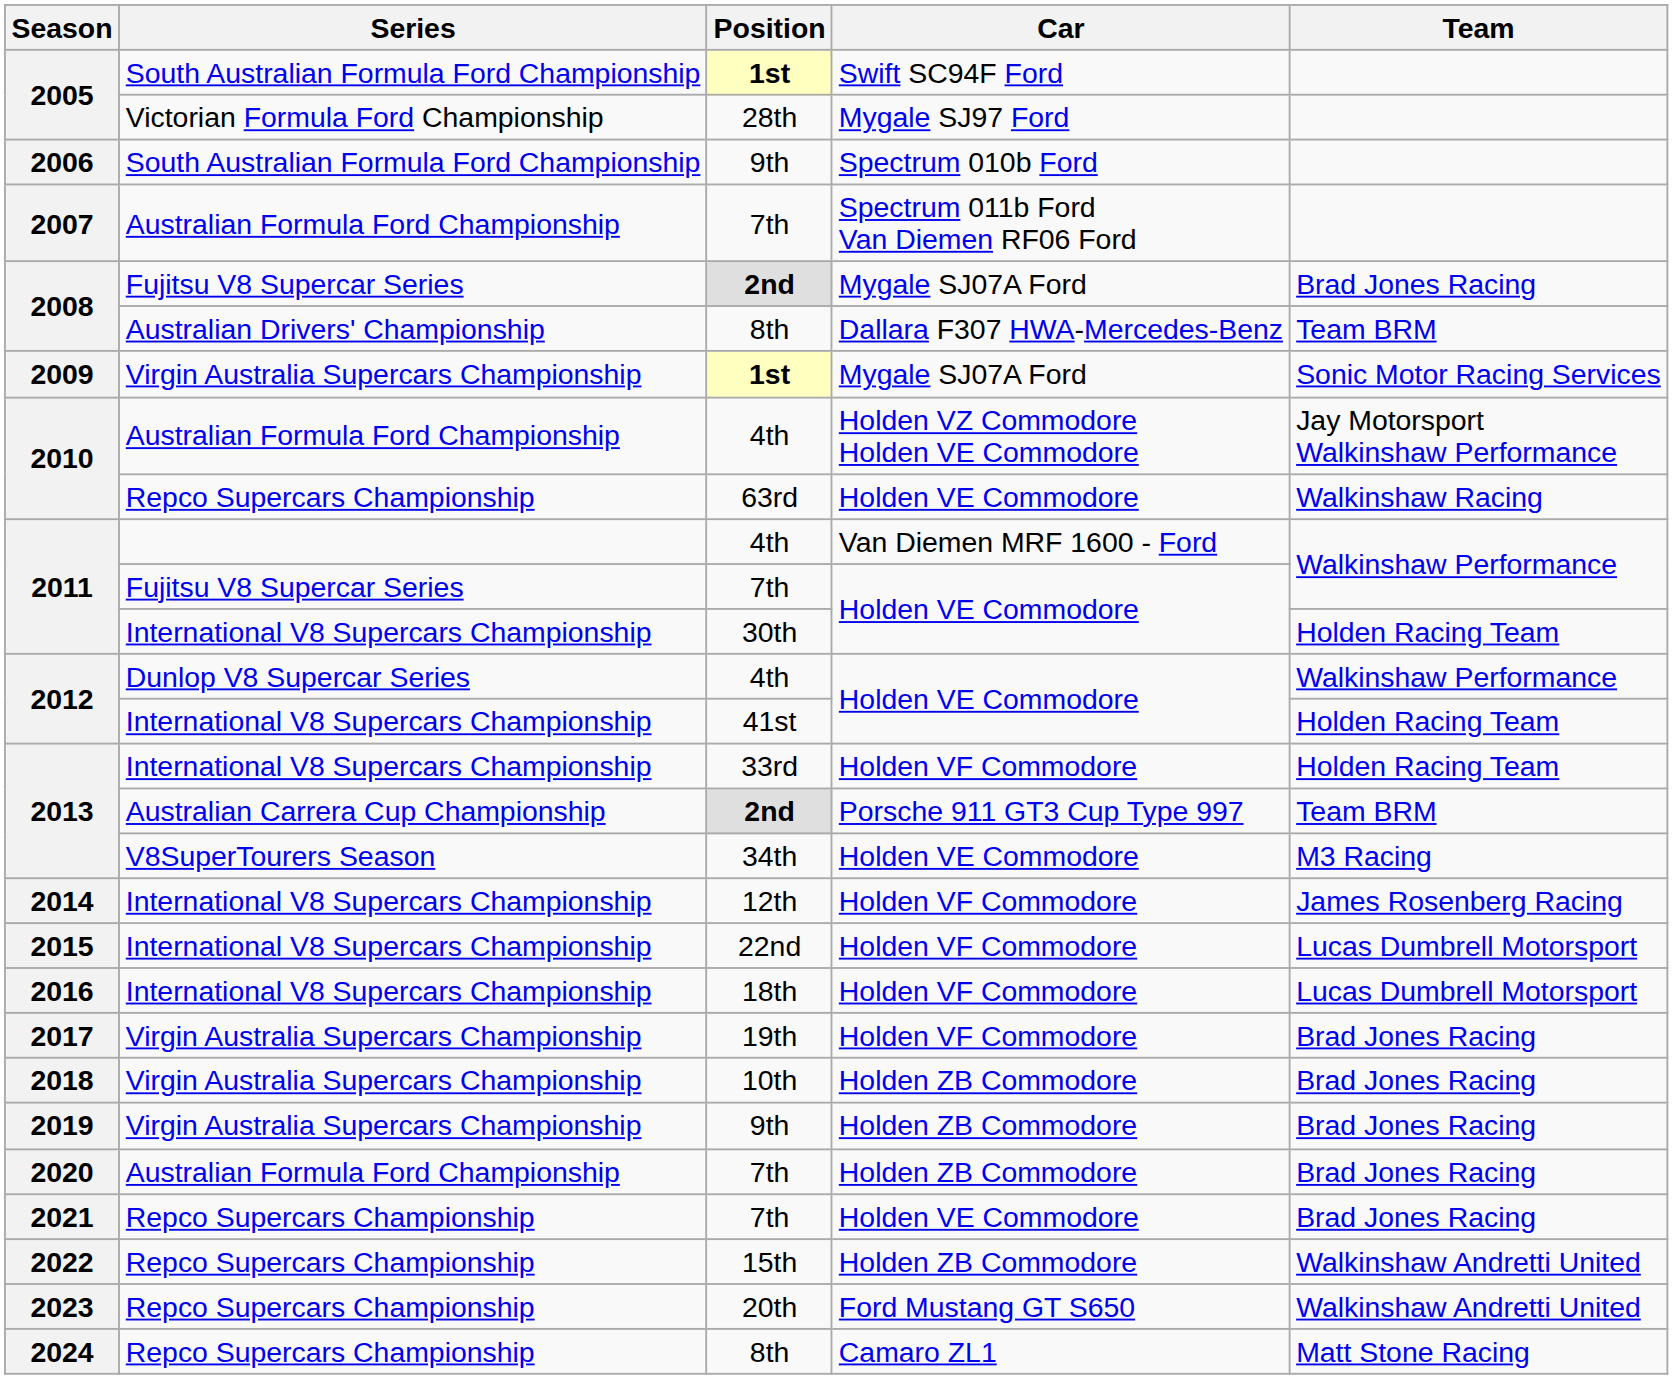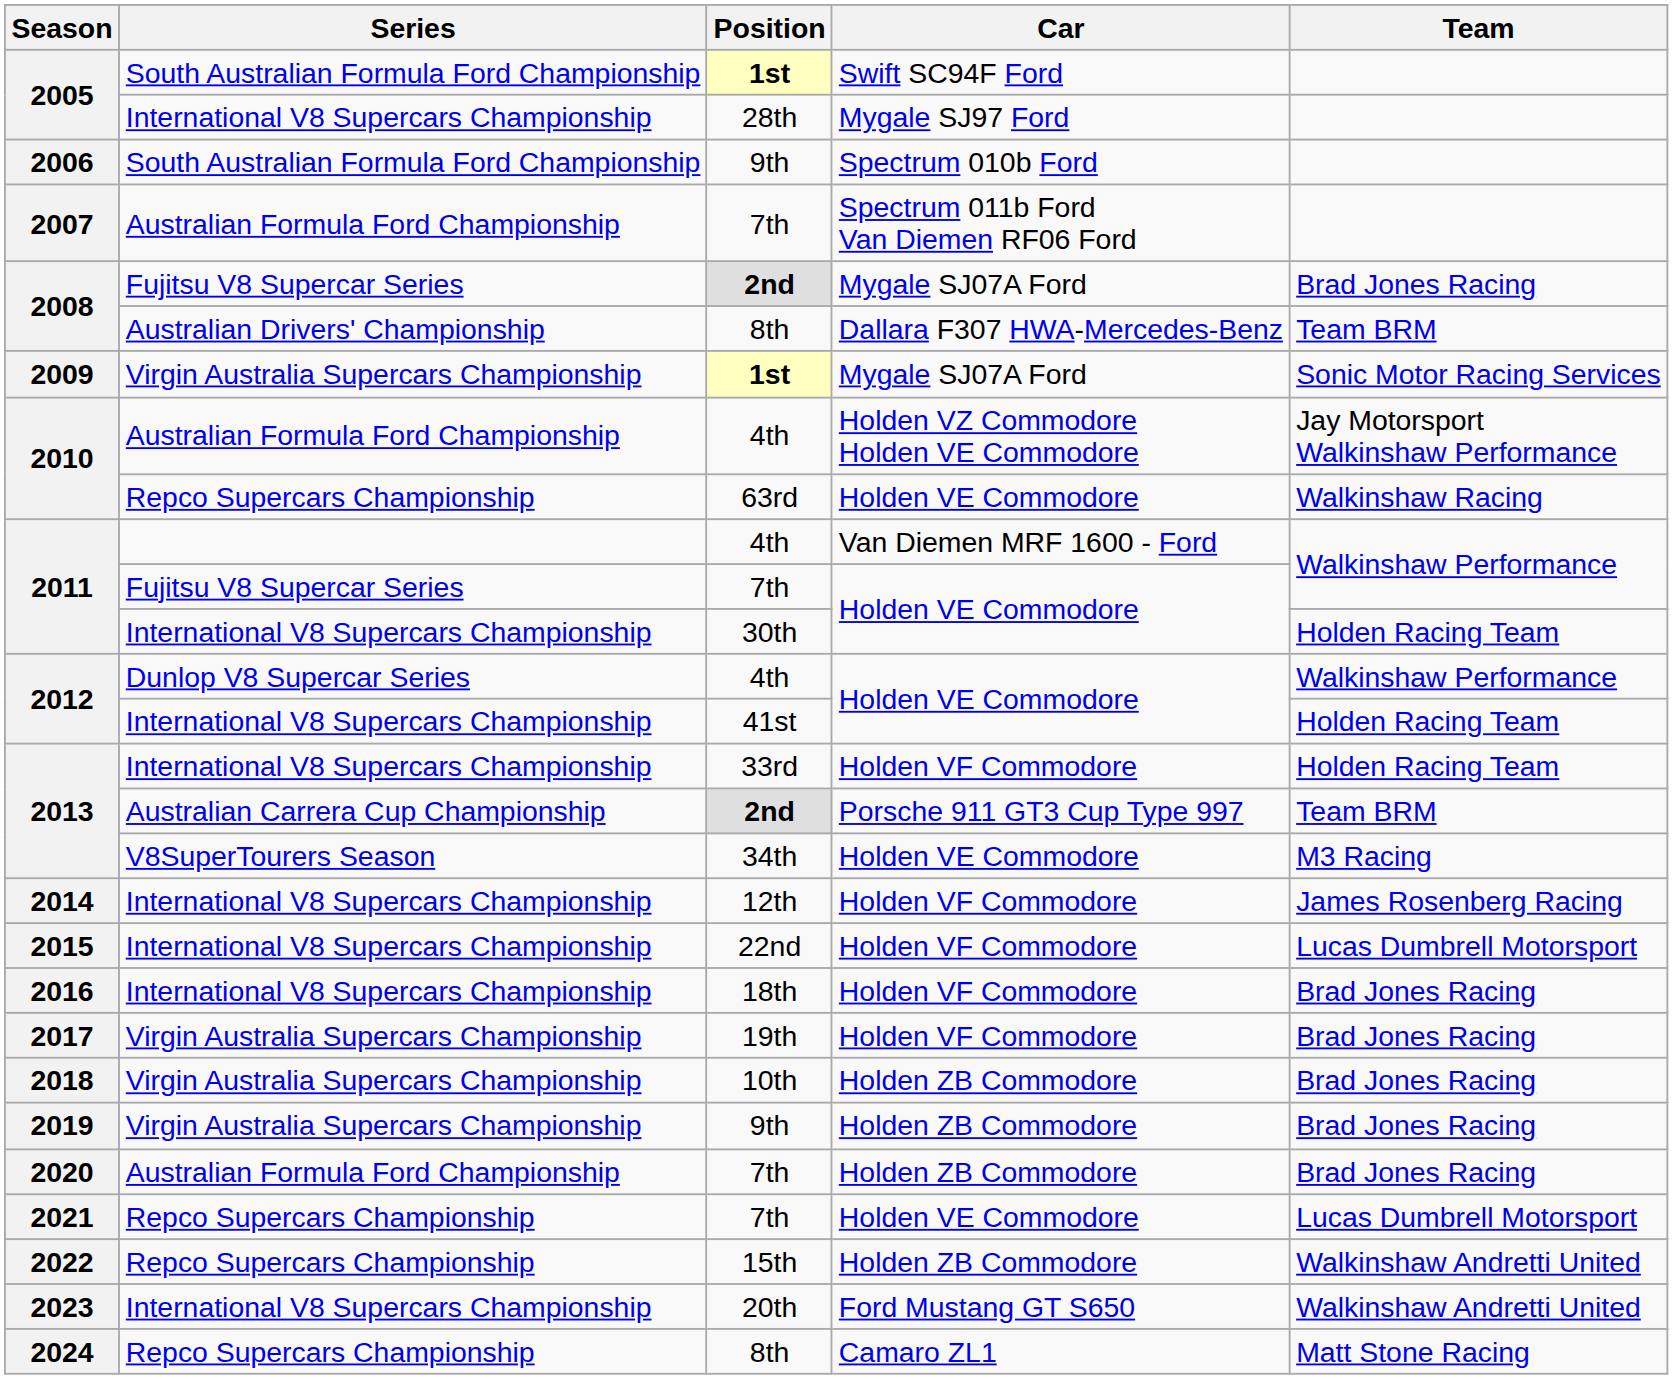(365, 118) Victorian Formula Ford Championship -> (389, 118) International V8 Supercars Championship
(1467, 991) Lucas Dumbrell Motorsport -> (1416, 991) Brad Jones Racing
(1416, 1216) Brad Jones Racing -> (1467, 1216) Lucas Dumbrell Motorsport
(330, 1306) Repco Supercars Championship -> (389, 1306) International V8 Supercars Championship
